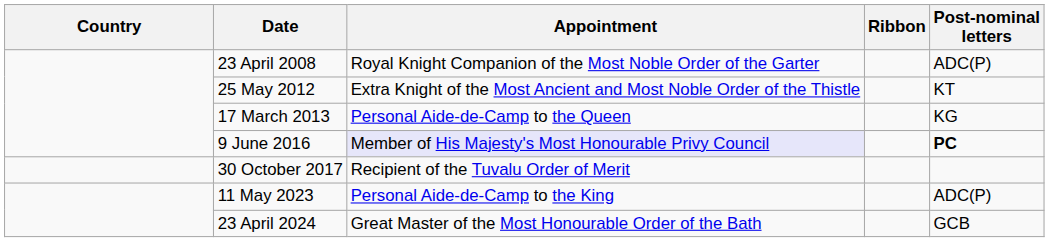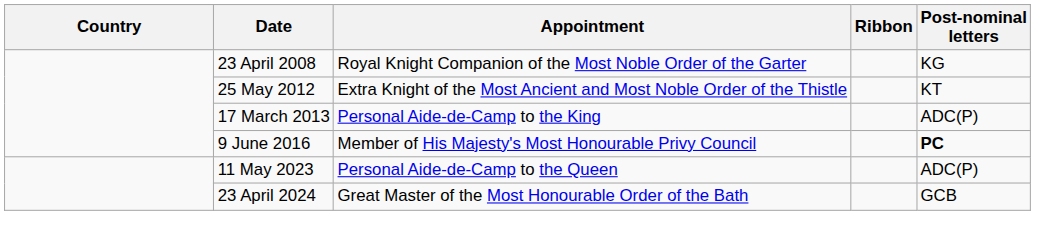(962, 63) ADC(P) -> (933, 63) KG
(491, 116) Personal Aide-de-Camp to the Queen -> (469, 116) Personal Aide-de-Camp to the King
(946, 116) KG -> (949, 116) ADC(P)
(560, 143) lavender background -> (547, 143) no background
- row: (280, 169)
(482, 196) Personal Aide-de-Camp to the King -> (478, 169) Personal Aide-de-Camp to the Queen
